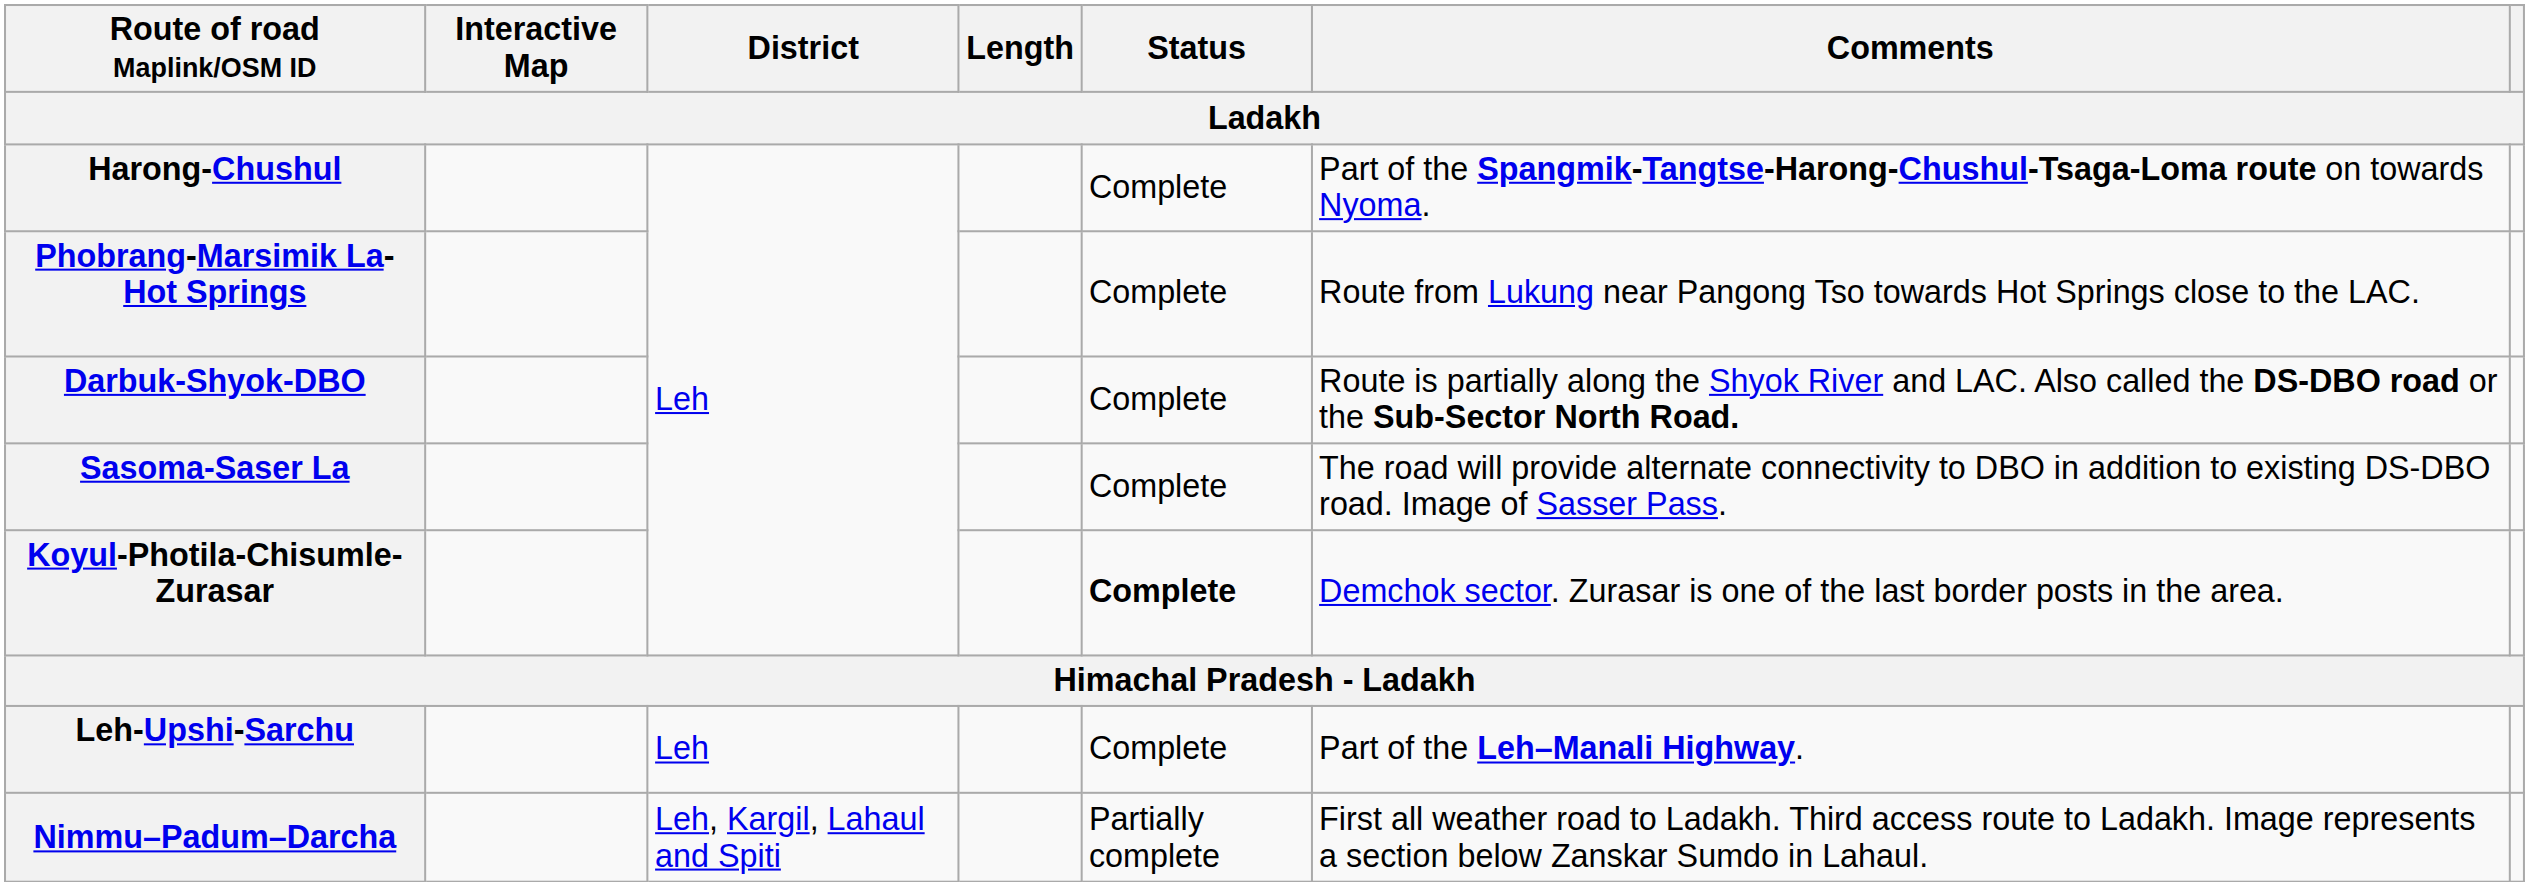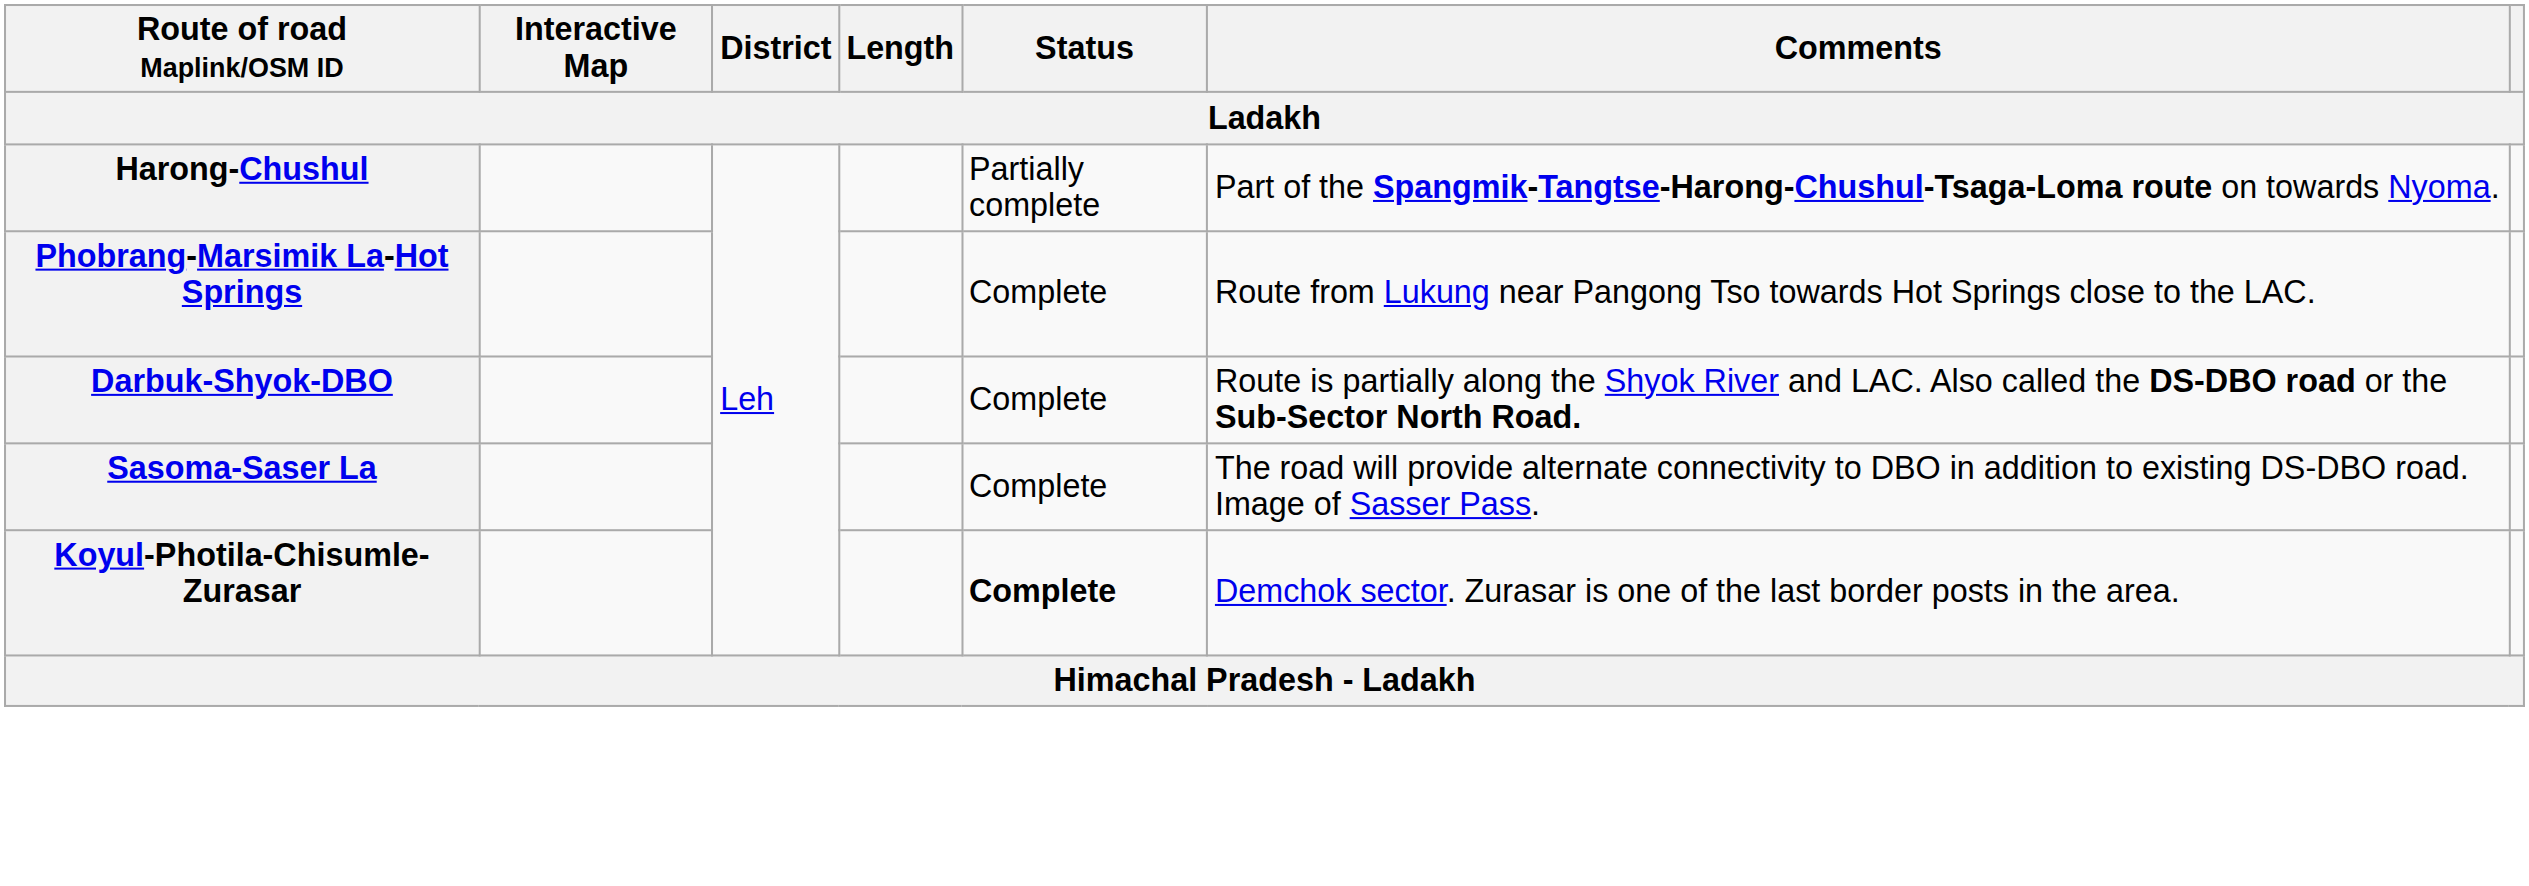(1158, 187) Complete -> (1035, 187) Partially complete
- row: (215, 731)
- row: (215, 836)
